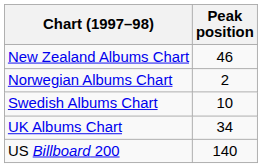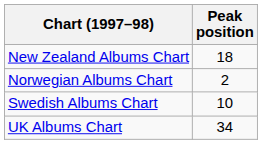(225, 56) 46 -> (225, 56) 18
- row: (64, 151)
